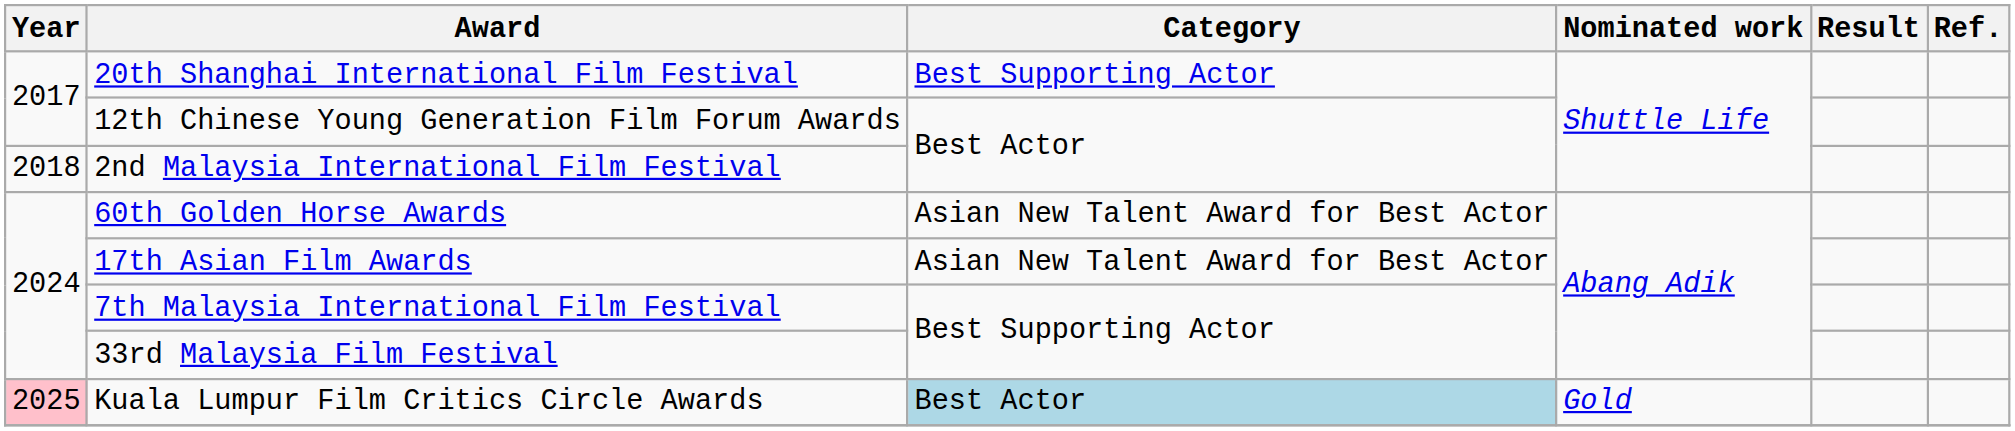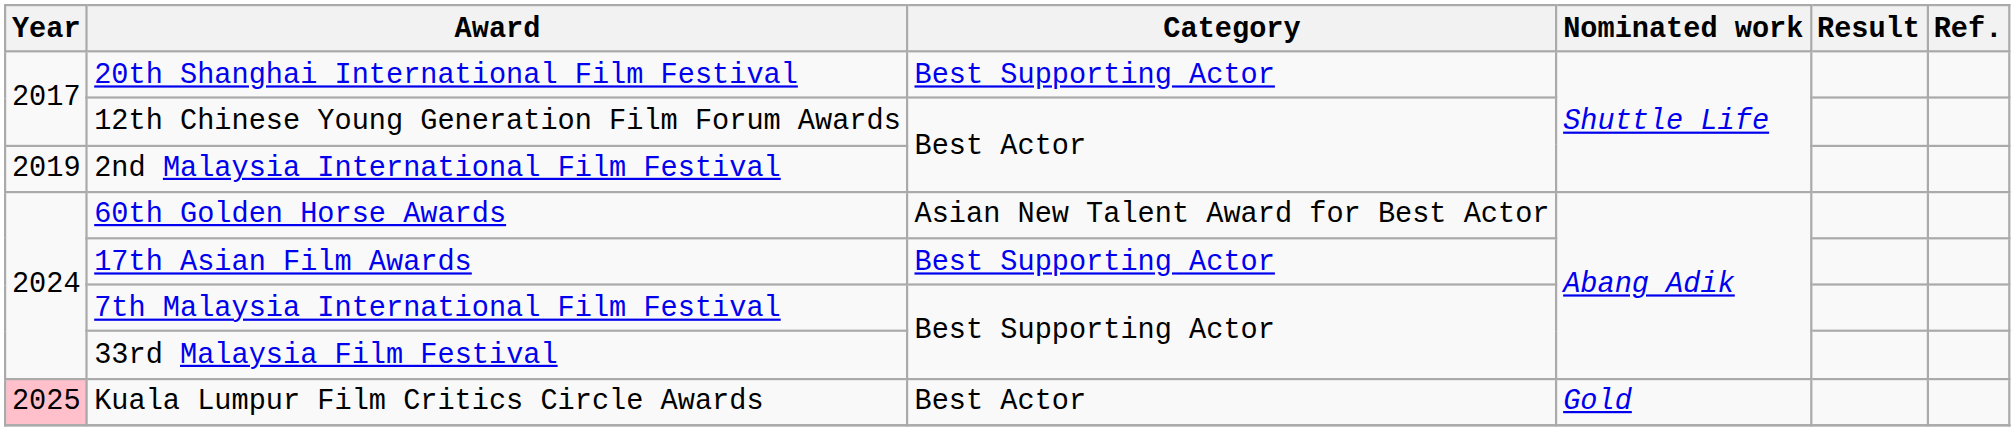(46, 168) 2018 -> (46, 168) 2019
(1232, 261) Asian New Talent Award for Best Actor -> (1095, 261) Best Supporting Actor
(1000, 401) lightblue background -> (1000, 401) no background
